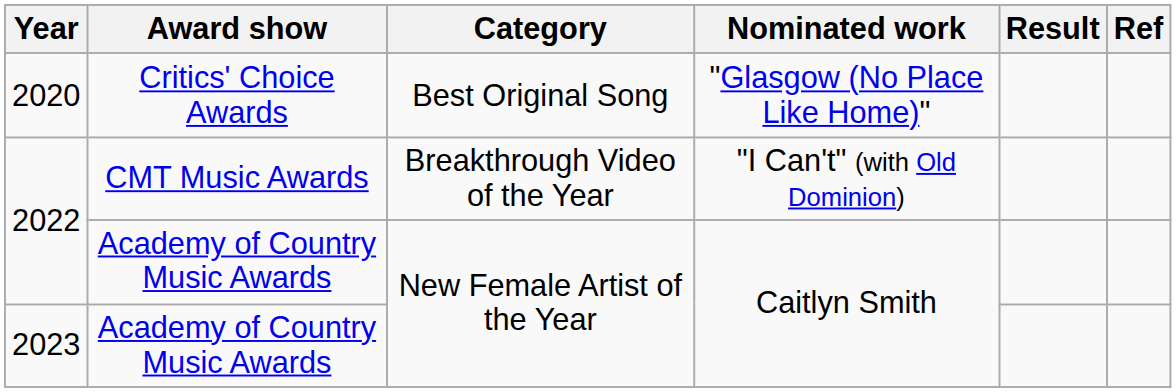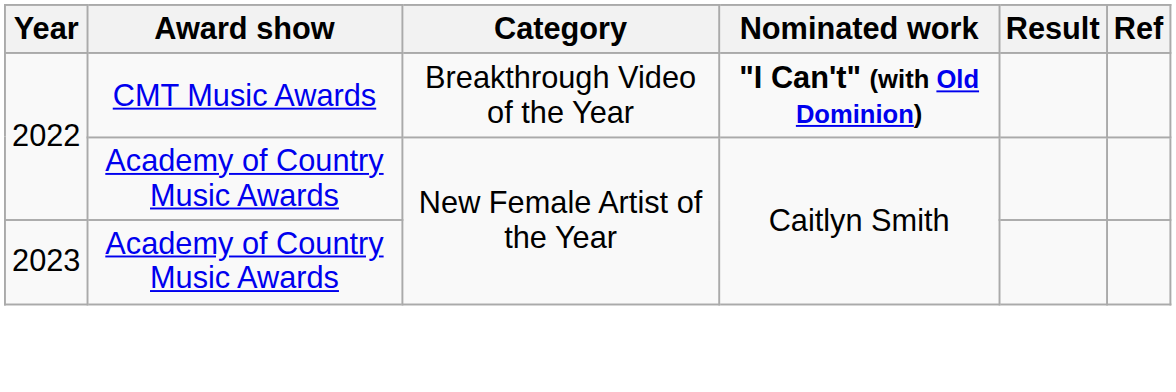- row: (46, 94)
(846, 178) normal -> (859, 94) bold
